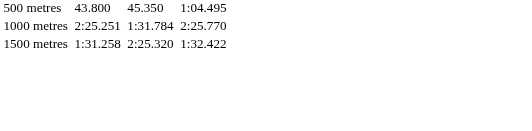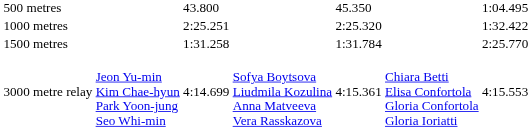(151, 25) 1:31.784 -> (359, 25) 2:25.320
(203, 25) 2:25.770 -> (505, 25) 1:32.422
(151, 44) 2:25.320 -> (359, 44) 1:31.784
(203, 44) 1:32.422 -> (505, 44) 2:25.770
+ row: (48, 91)
